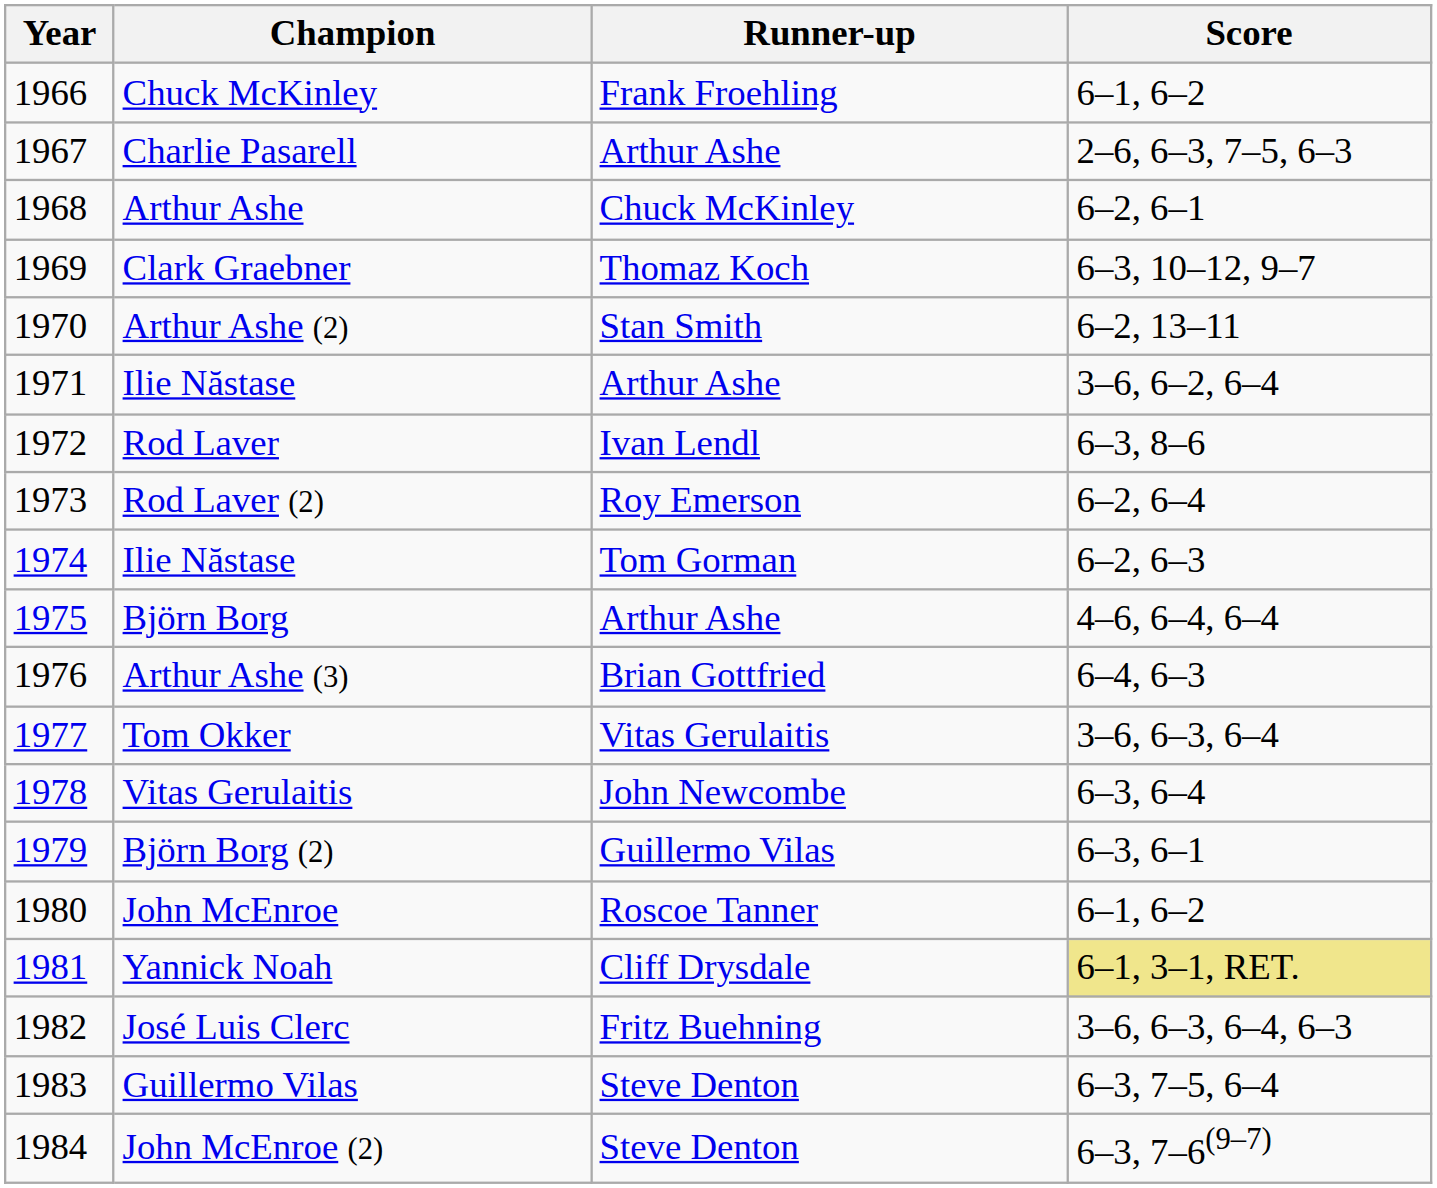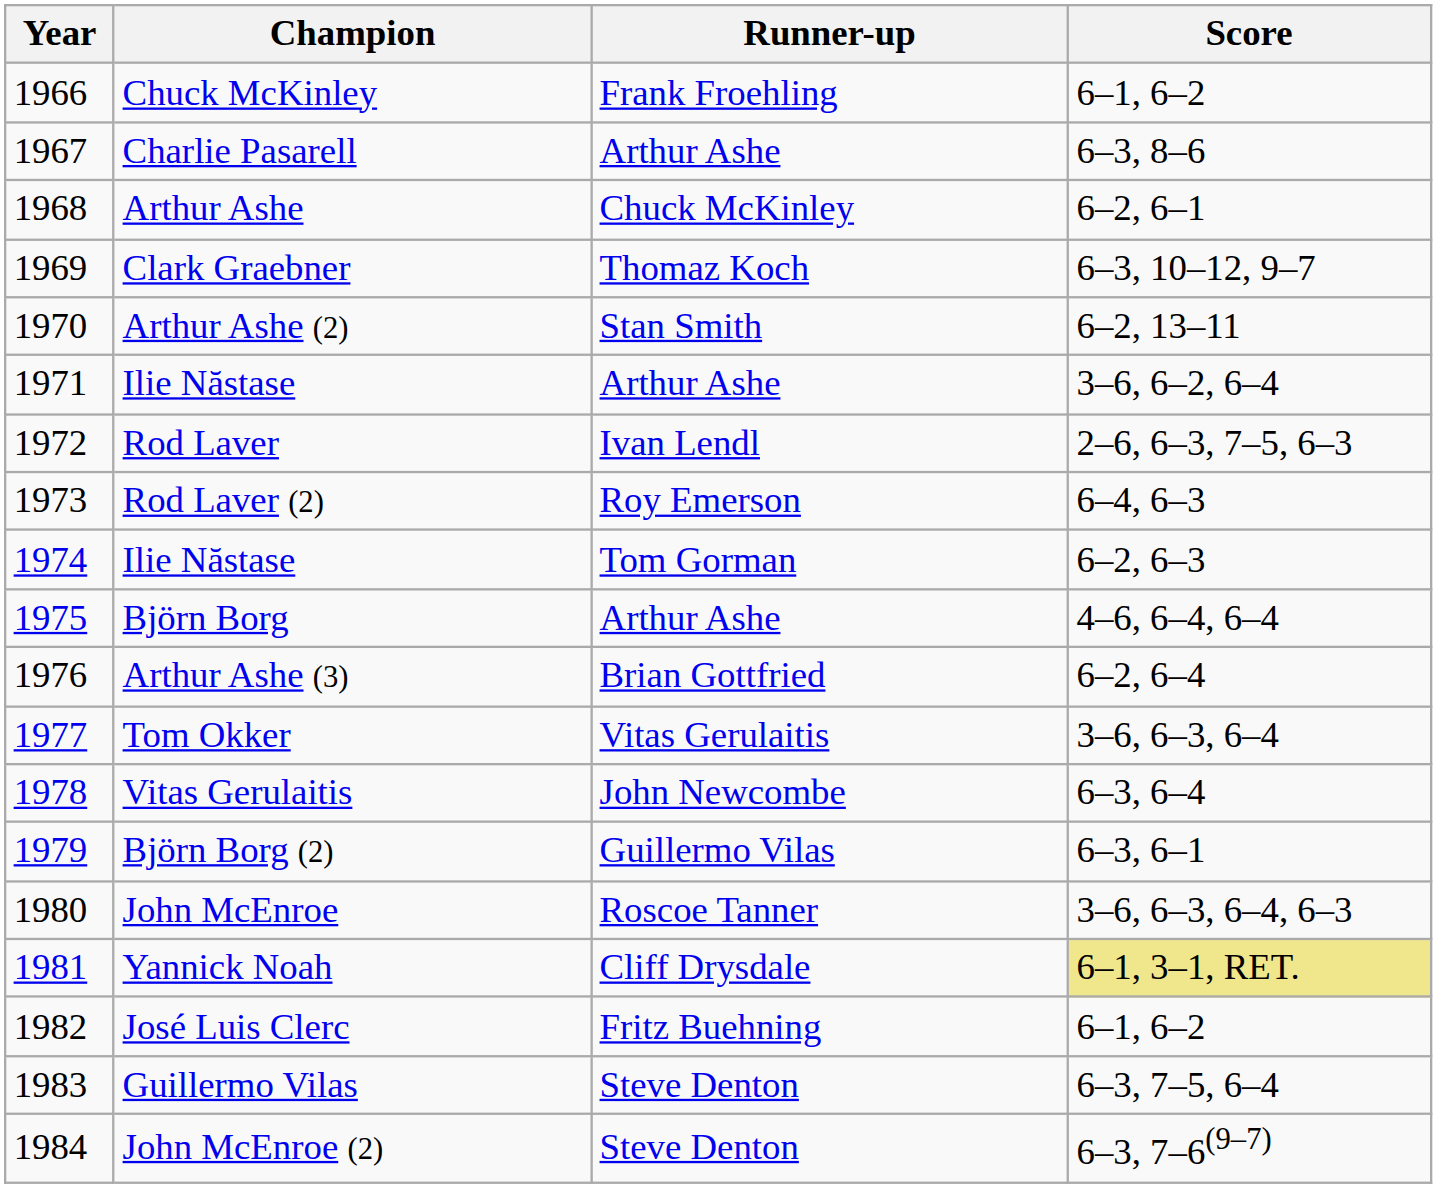(1215, 150) 2–6, 6–3, 7–5, 6–3 -> (1141, 150) 6–3, 8–6
(1141, 442) 6–3, 8–6 -> (1215, 442) 2–6, 6–3, 7–5, 6–3
(1141, 500) 6–2, 6–4 -> (1141, 500) 6–4, 6–3
(1141, 675) 6–4, 6–3 -> (1141, 675) 6–2, 6–4
(1141, 909) 6–1, 6–2 -> (1215, 909) 3–6, 6–3, 6–4, 6–3
(1215, 1025) 3–6, 6–3, 6–4, 6–3 -> (1141, 1025) 6–1, 6–2
